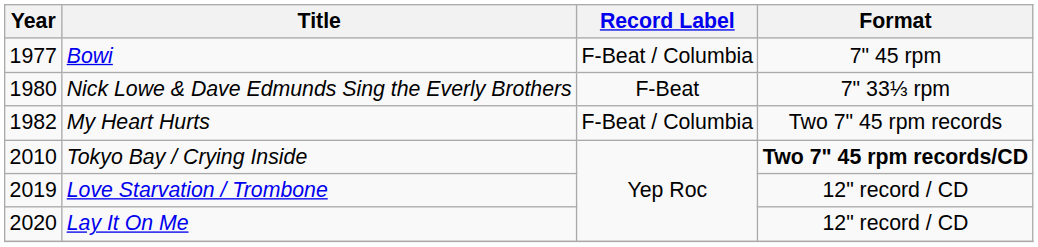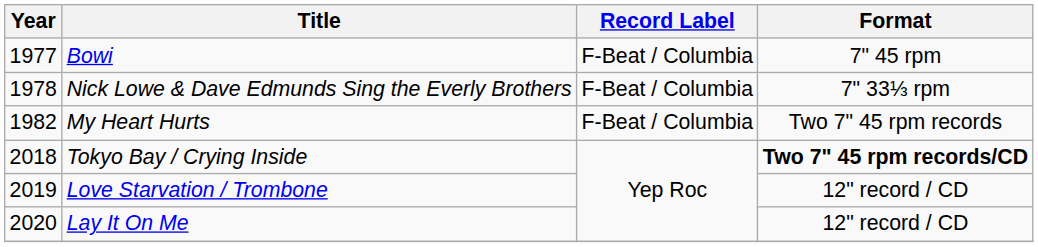(33, 88) 1980 -> (33, 88) 1978
(667, 88) F-Beat -> (667, 88) F-Beat / Columbia
(33, 156) 2010 -> (33, 156) 2018
